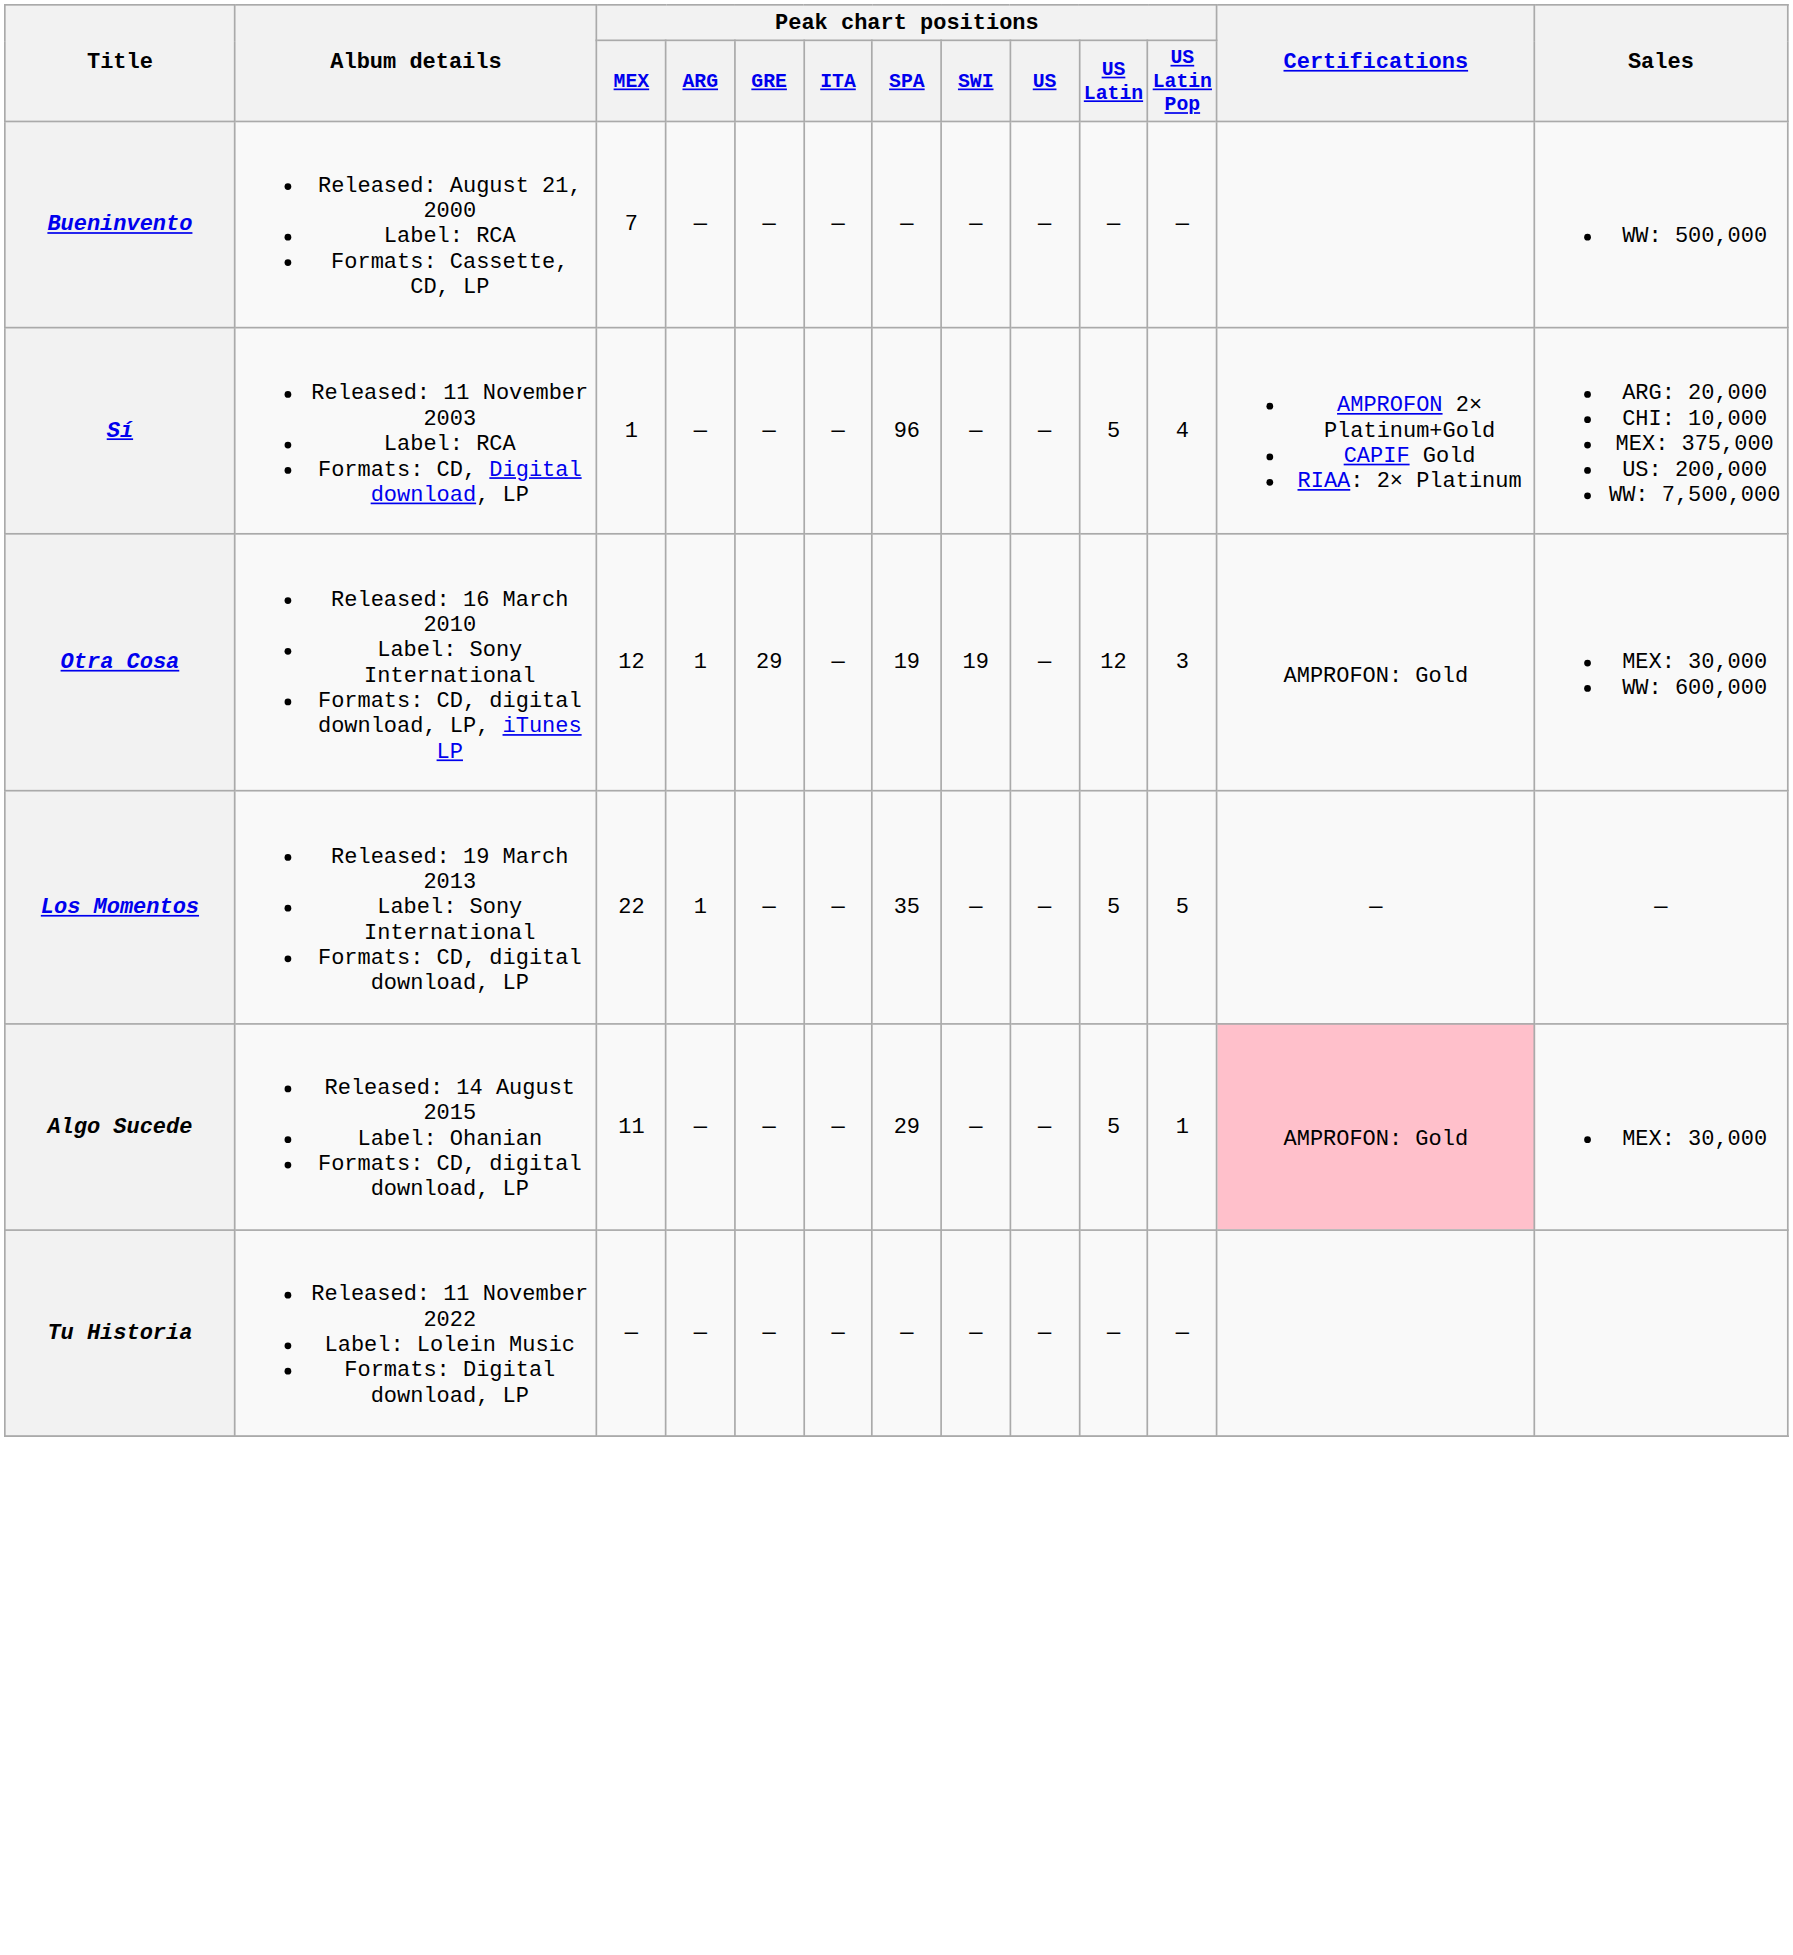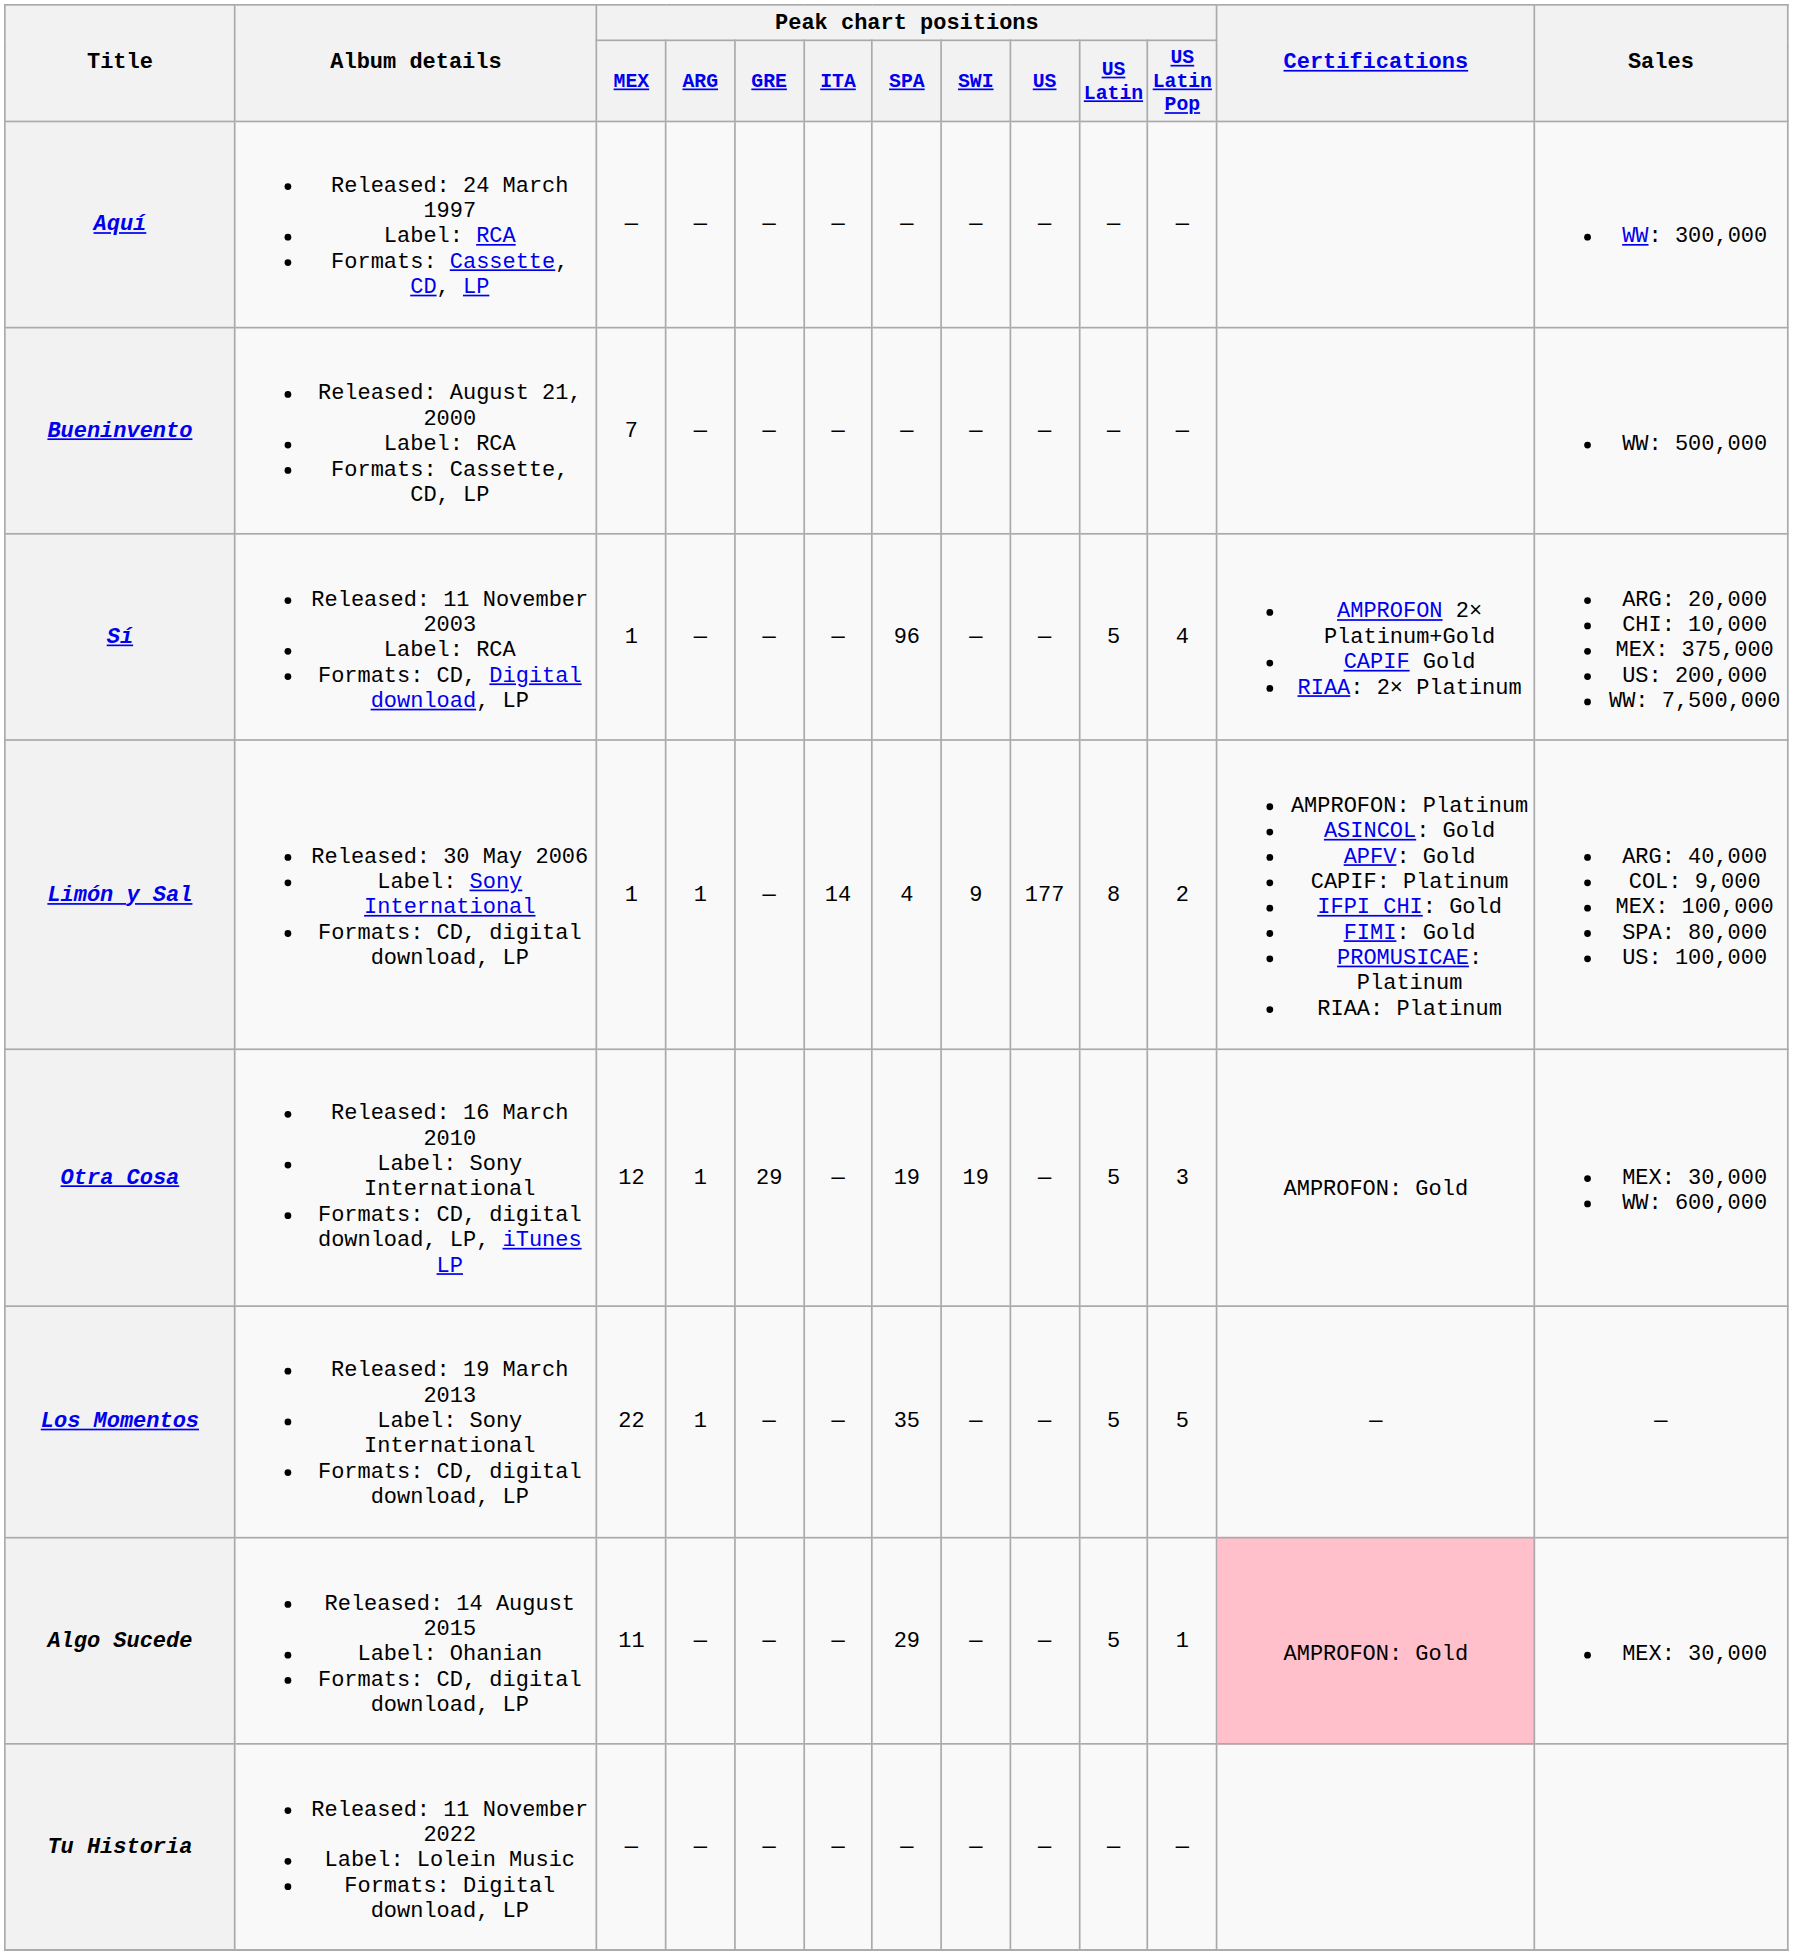+ row: (120, 224)
+ row: (120, 895)
(1113, 663) 12 -> (1113, 1177) 5
